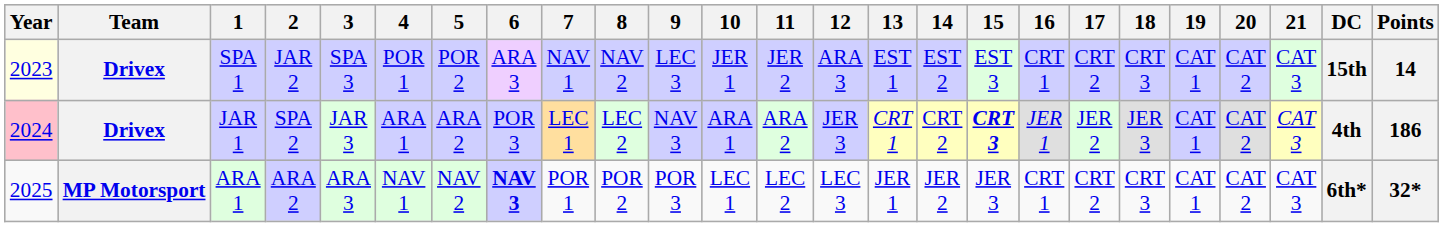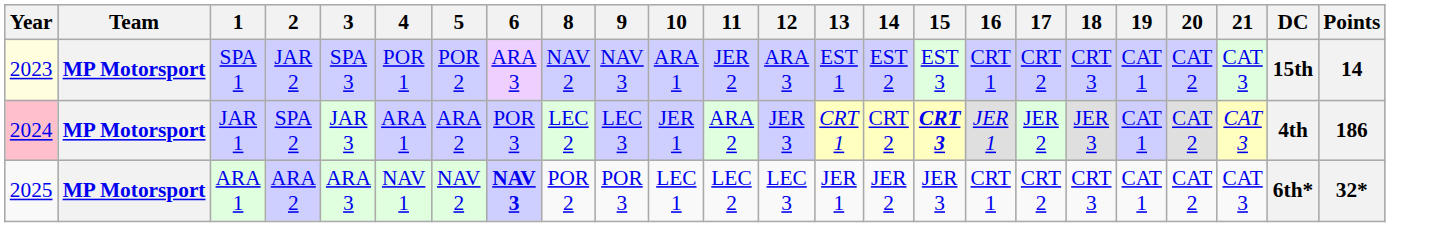- column: (568, 21)
(134, 69) Drivex -> (134, 69) MP Motorsport
(676, 69) LEC 3 -> (622, 69) NAV 3
(730, 69) JER 1 -> (676, 69) ARA 1
(134, 129) Drivex -> (134, 129) MP Motorsport
(676, 129) NAV 3 -> (622, 129) LEC 3
(730, 129) ARA 1 -> (676, 129) JER 1
